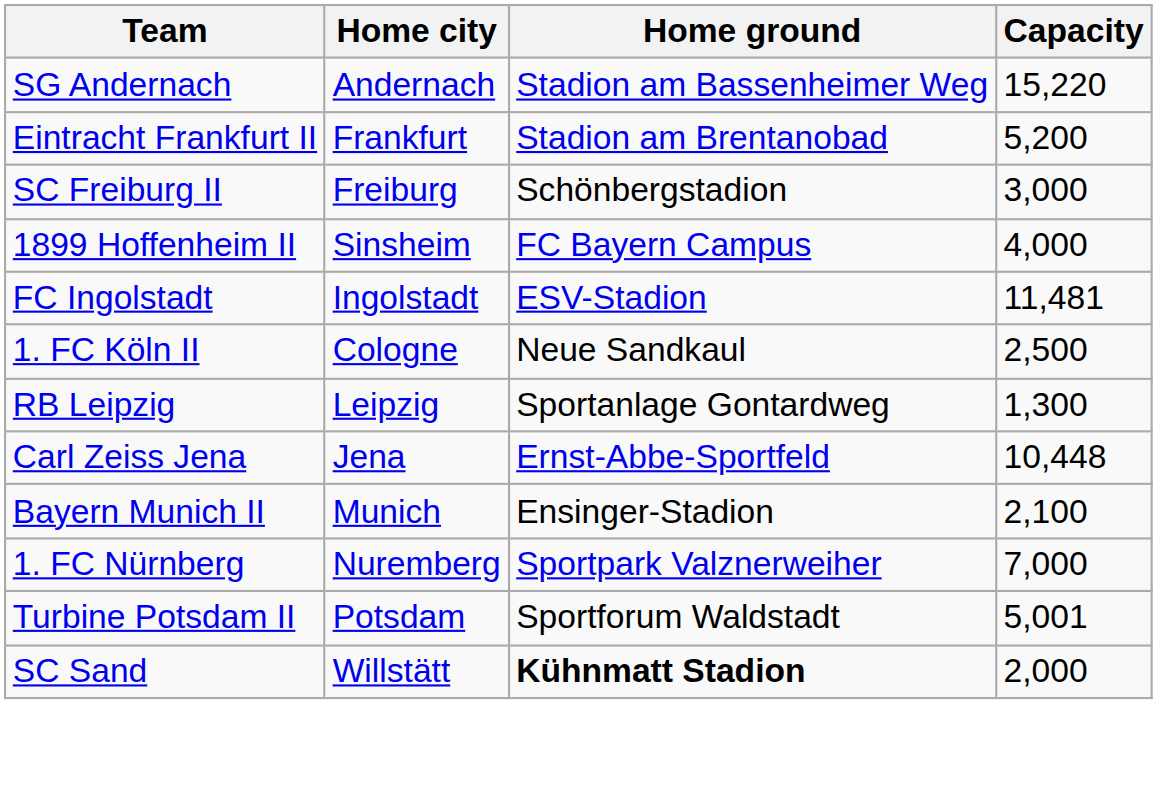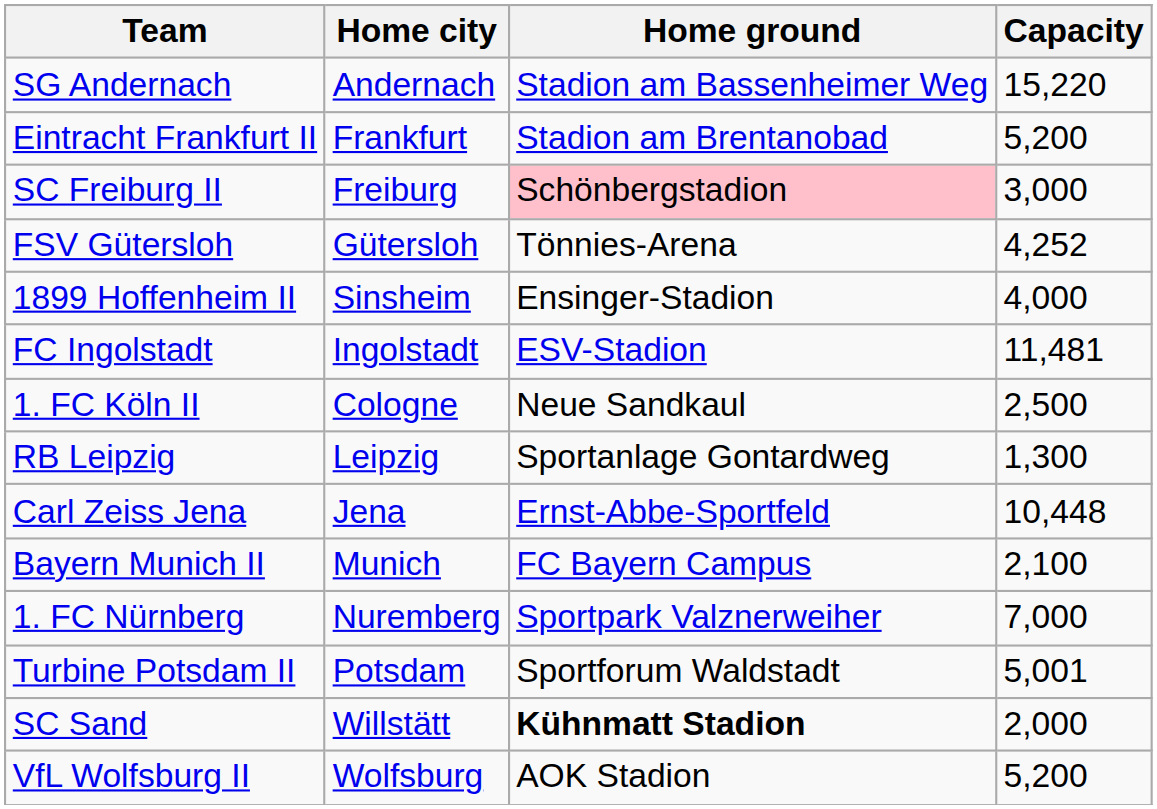(652, 191) no background -> (652, 191) pink background
+ row: (123, 244)
(664, 244) FC Bayern Campus -> (645, 297) Ensinger-Stadion
(645, 510) Ensinger-Stadion -> (664, 564) FC Bayern Campus
+ row: (131, 777)
